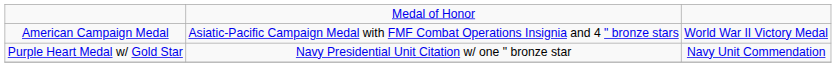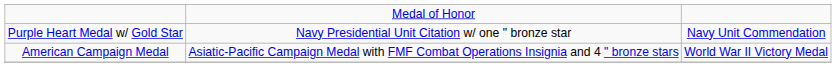rows swapped: (95, 52) <-> (95, 33)
